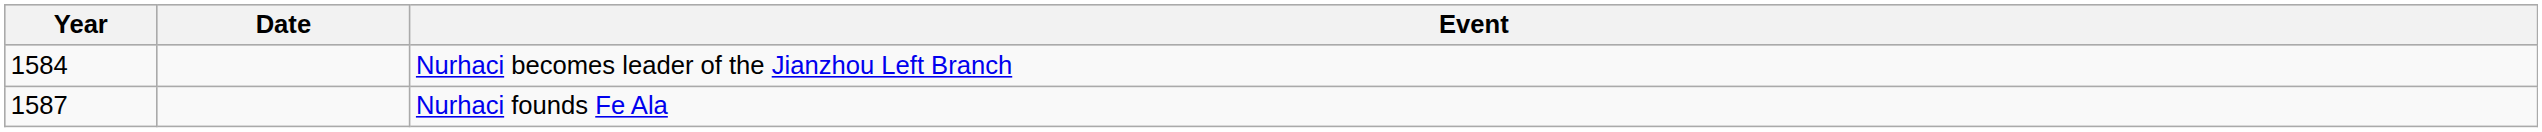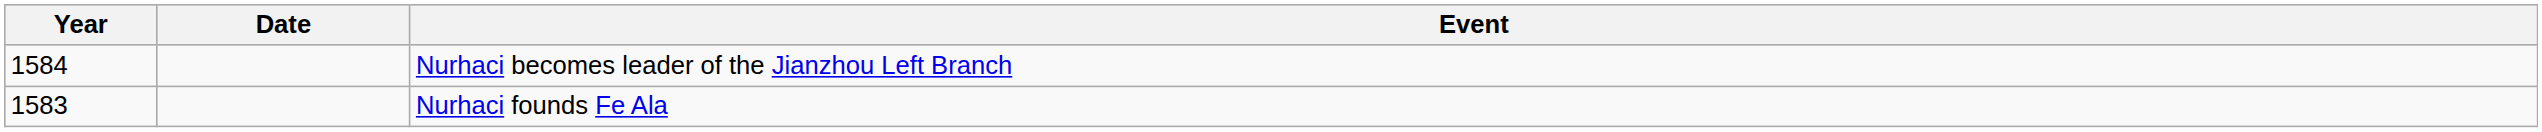(39, 106) 1587 -> (39, 106) 1583
